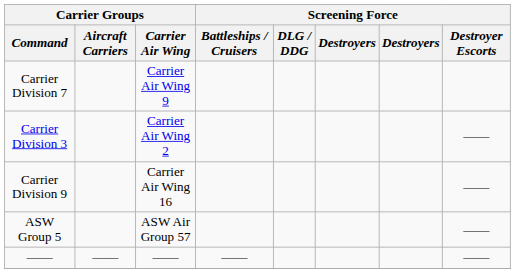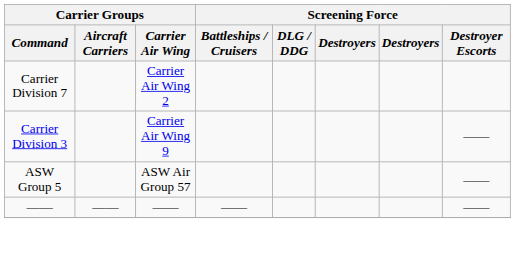(166, 86) Carrier Air Wing 9 -> (166, 86) Carrier Air Wing 2
(166, 136) Carrier Air Wing 2 -> (166, 136) Carrier Air Wing 9
- row: (40, 186)
